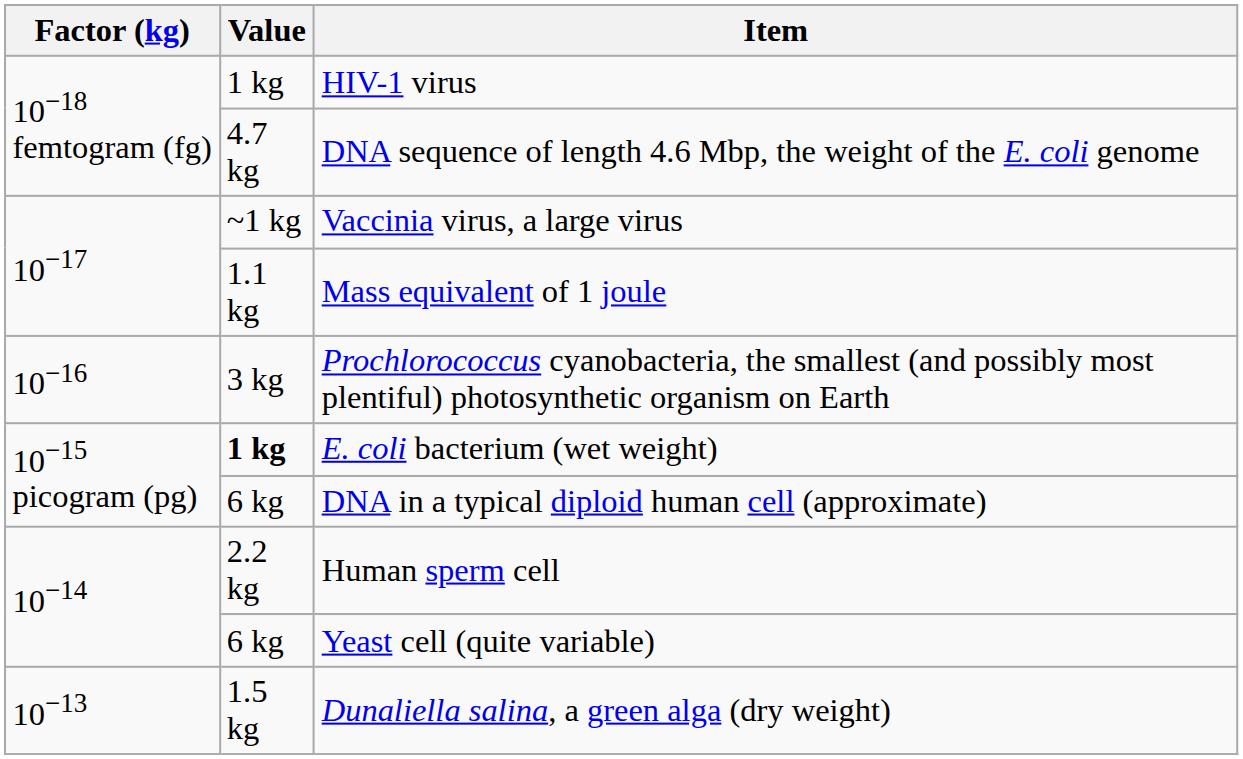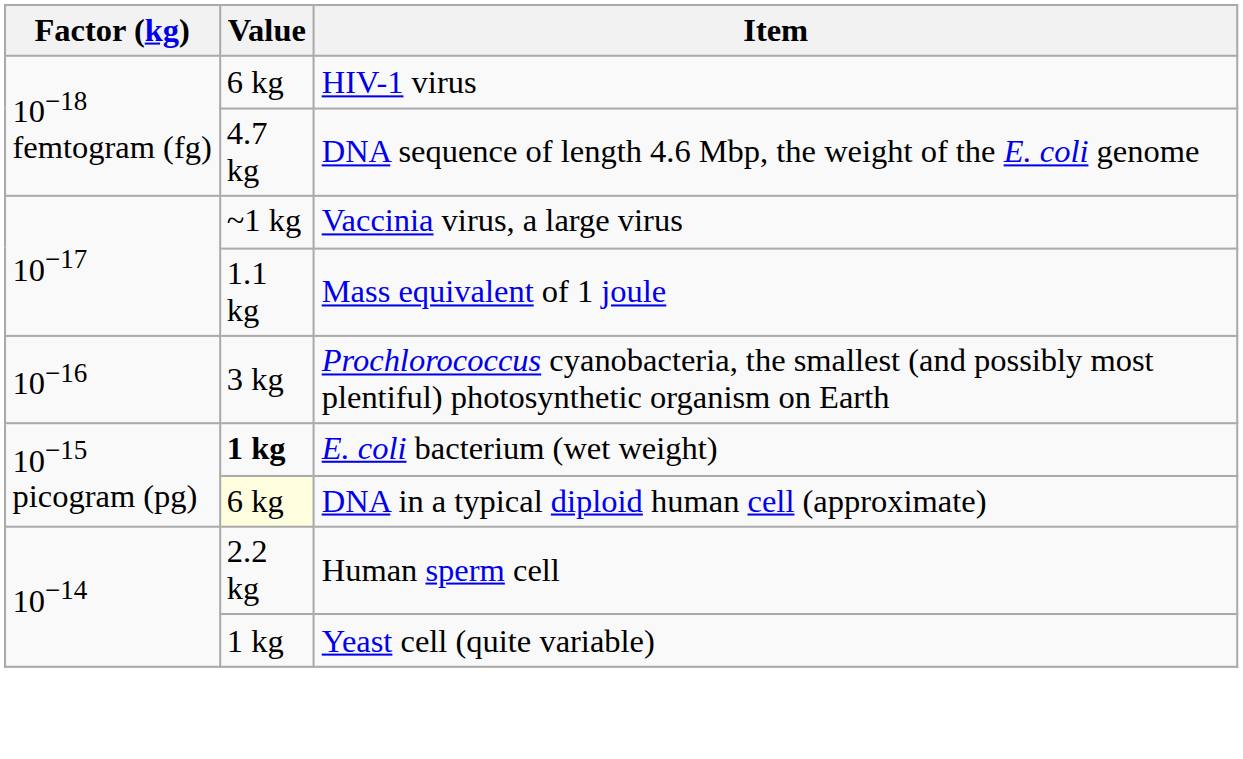(255, 81) 1 kg -> (255, 81) 6 kg
(255, 500) no background -> (255, 500) lightyellow background
(255, 640) 6 kg -> (255, 640) 1 kg
- row: (606, 709)
